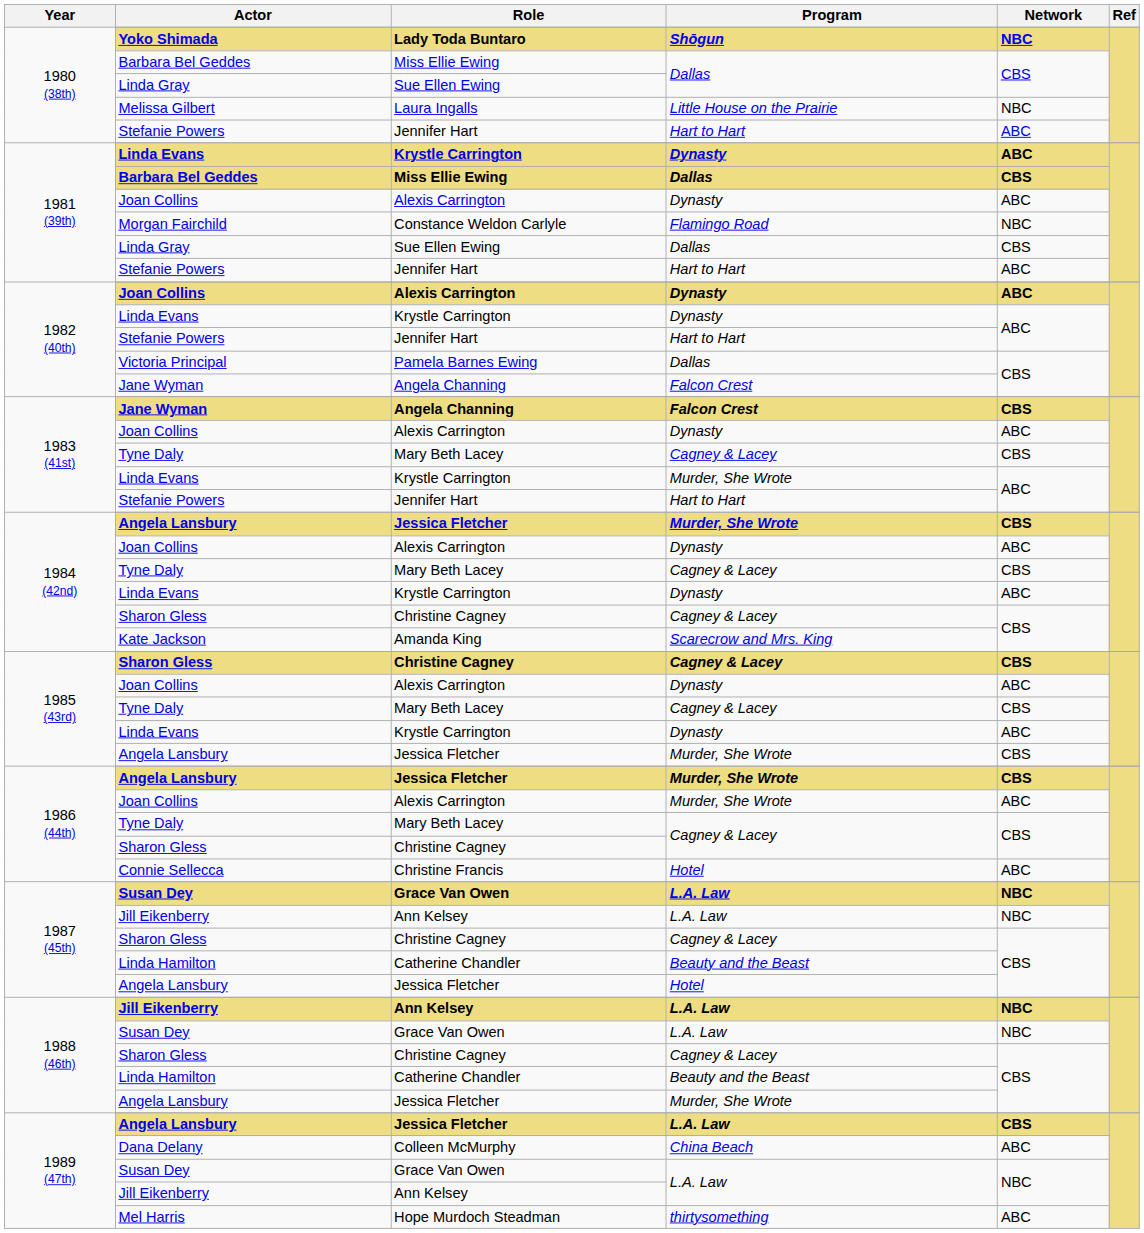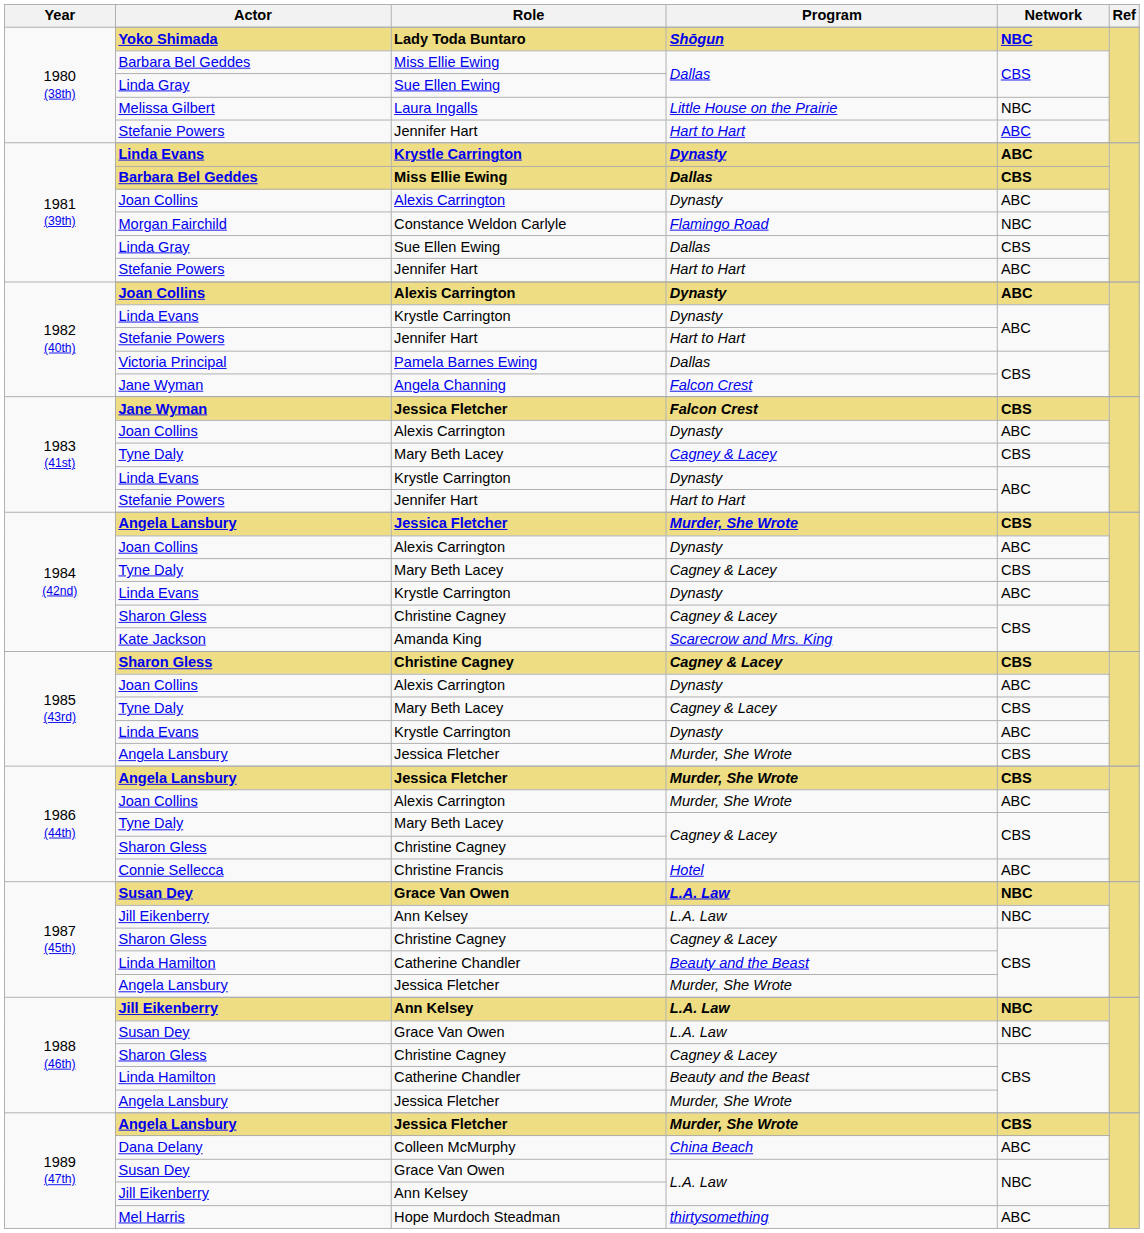(454, 408) Angela Channing -> (451, 408) Jessica Fletcher
(731, 477) Murder, She Wrote -> (696, 477) Dynasty
(687, 985) Hotel -> (731, 985) Murder, She Wrote
(700, 1124) L.A. Law -> (734, 1124) Murder, She Wrote
